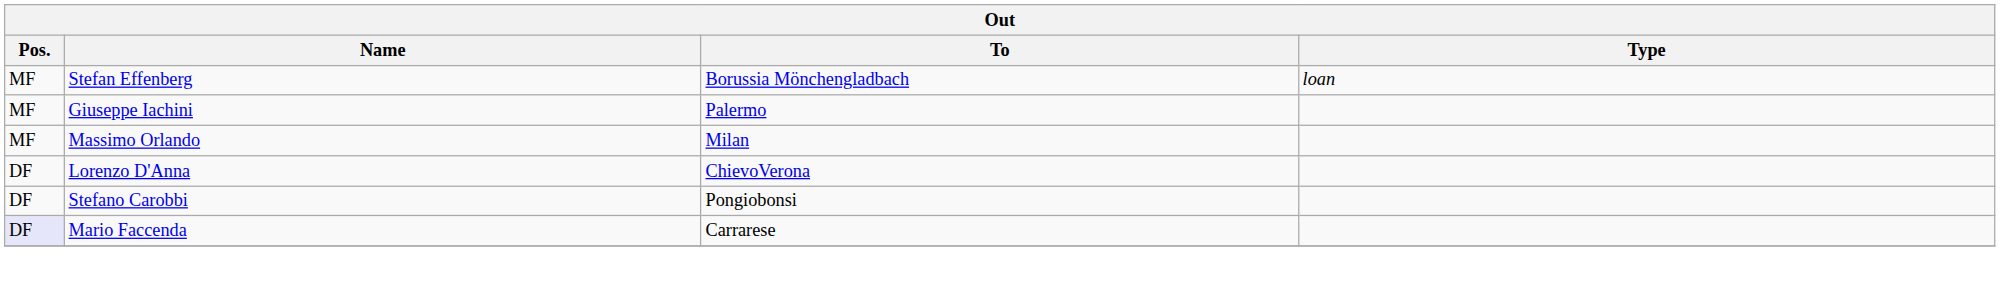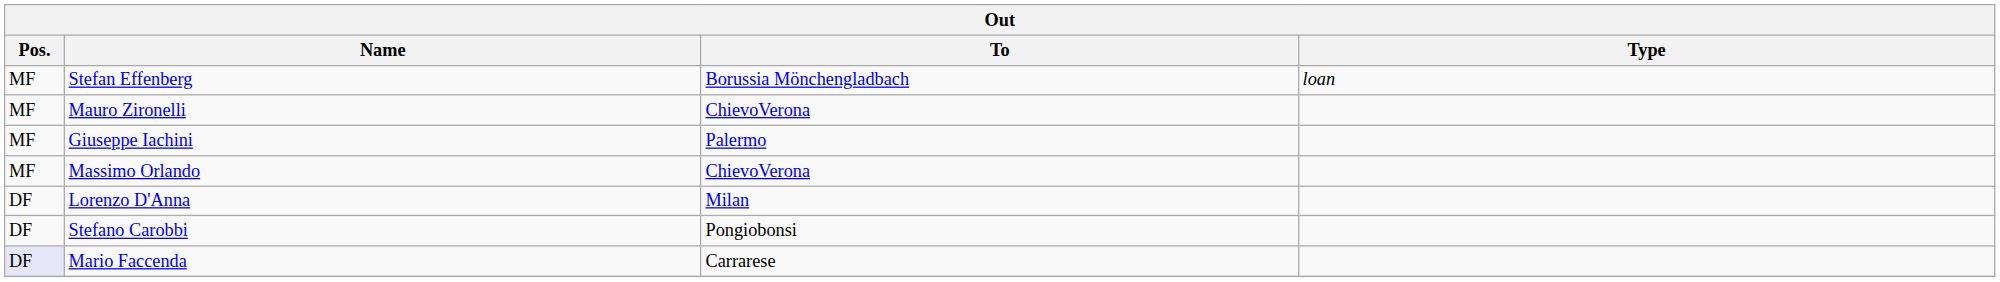+ row: (127, 110)
(727, 140) Milan -> (758, 170) ChievoVerona
(758, 170) ChievoVerona -> (727, 200) Milan
